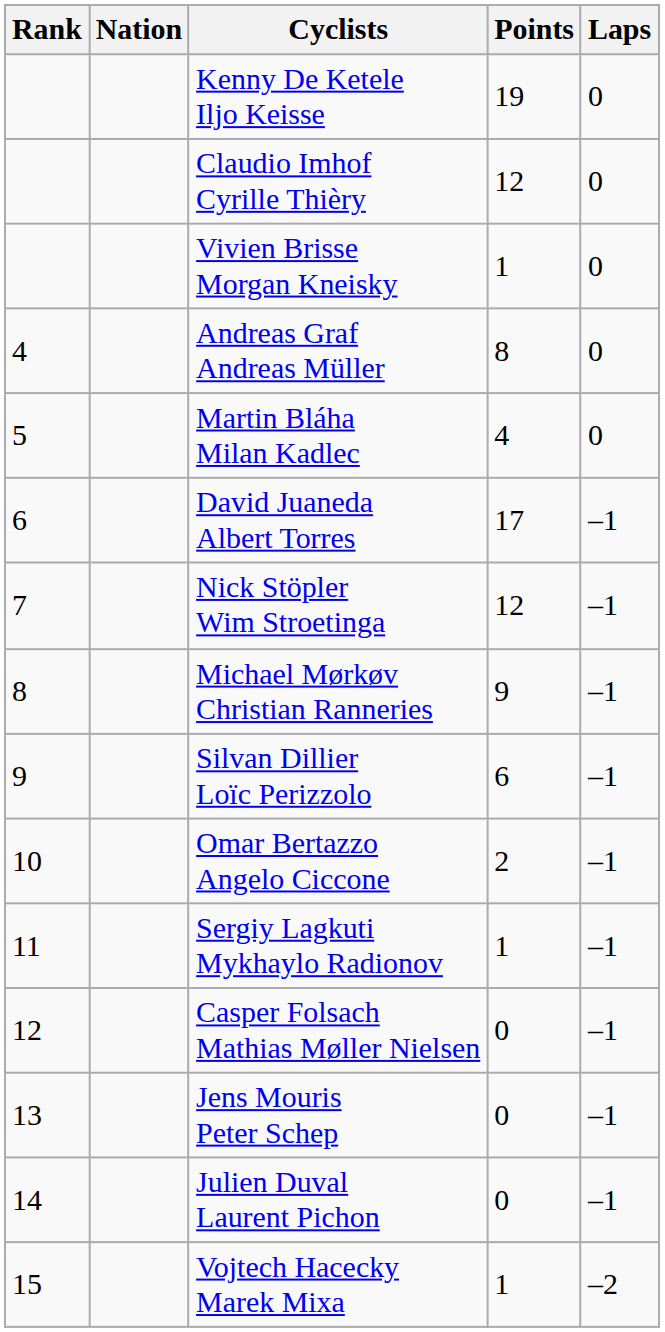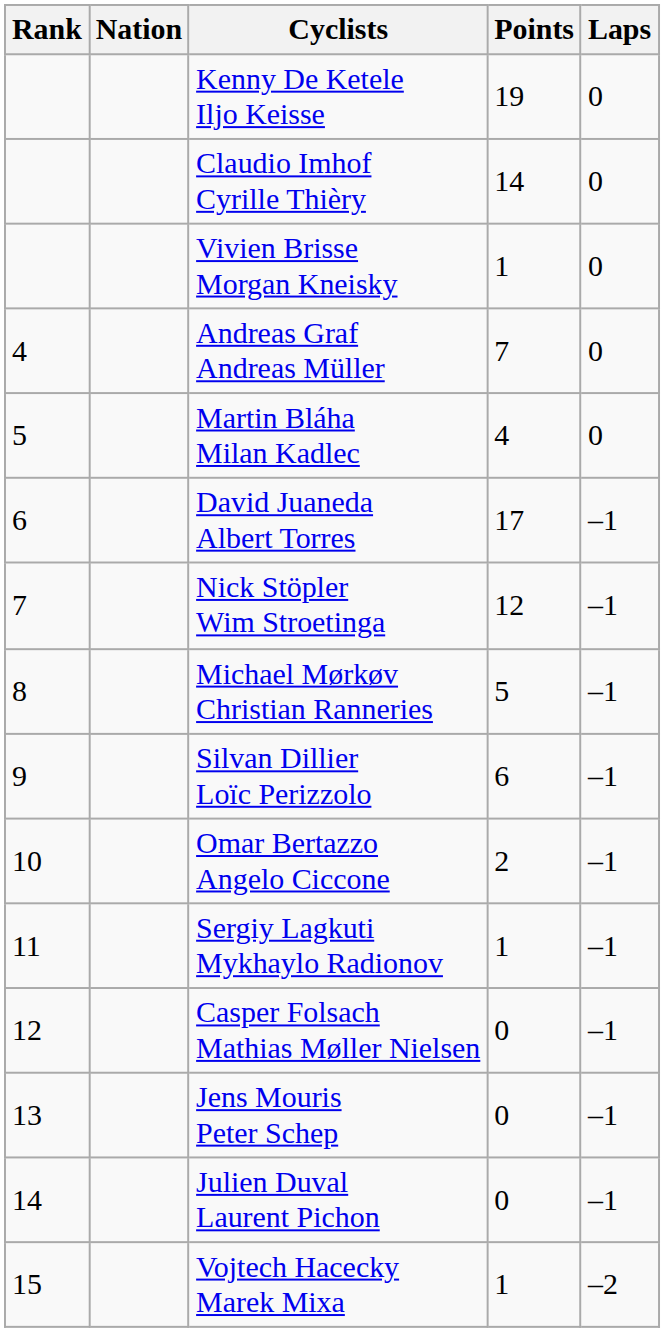(509, 181) 12 -> (509, 181) 14
(502, 350) 8 -> (502, 350) 7
(502, 690) 9 -> (502, 690) 5
